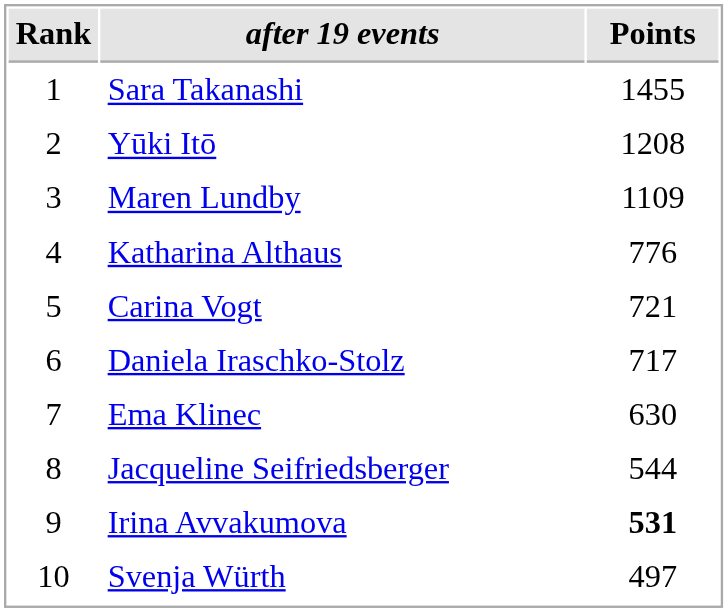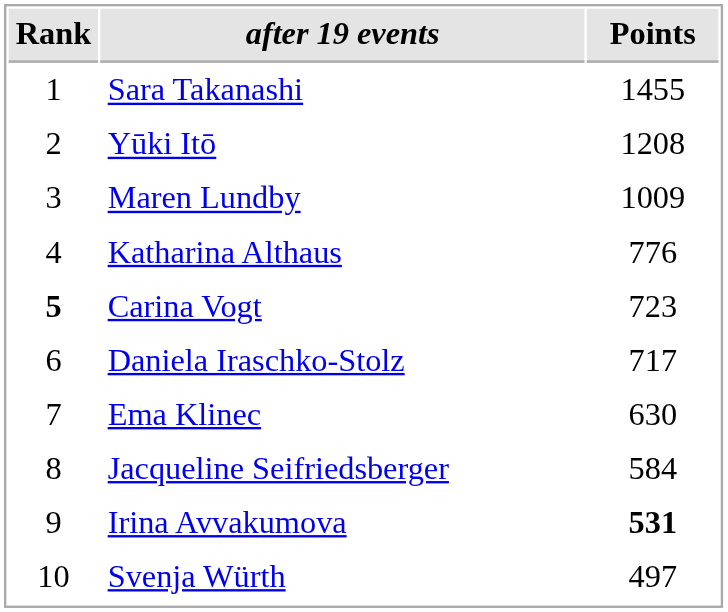(653, 198) 1109 -> (653, 198) 1009
(53, 306) normal -> (53, 306) bold
(653, 306) 721 -> (653, 306) 723
(653, 468) 544 -> (653, 468) 584
